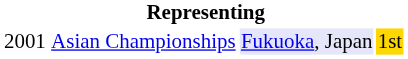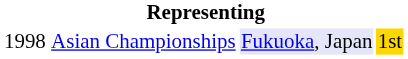(25, 41) 2001 -> (25, 41) 1998
